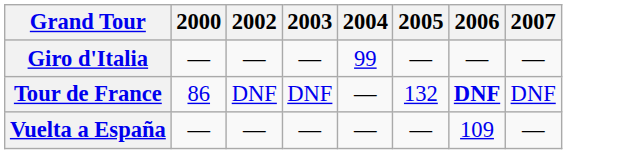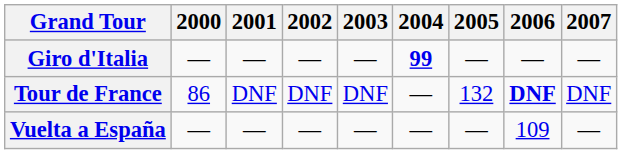+ column: (254, 22)
(365, 58) normal -> (421, 58) bold
